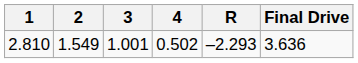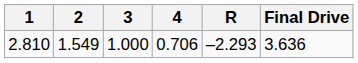(128, 44) 1.001 -> (128, 44) 1.000
(177, 44) 0.502 -> (177, 44) 0.706
